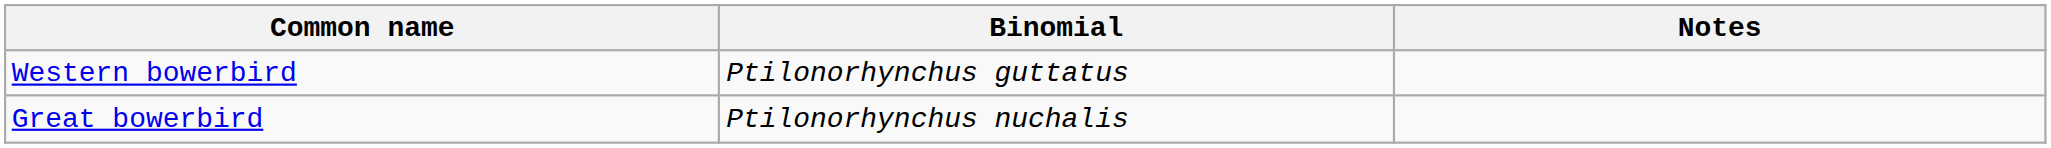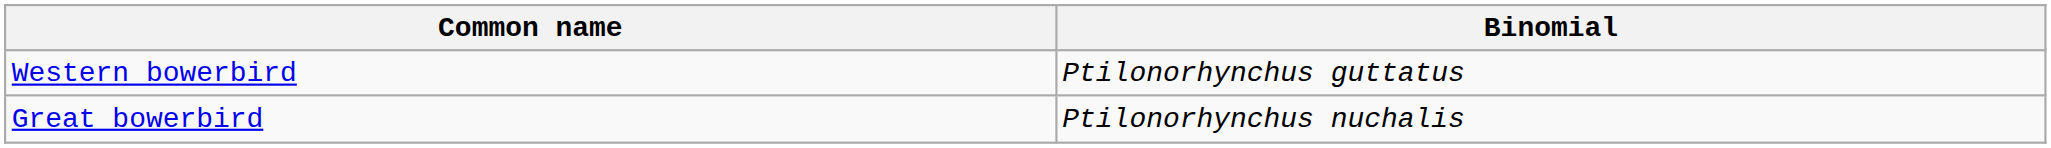- column: (1720, 28)
